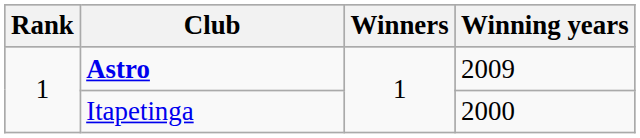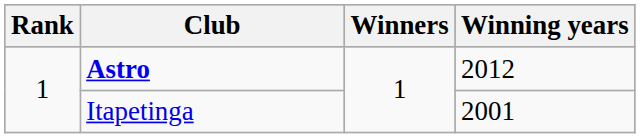(488, 68) 2009 -> (488, 68) 2012
(488, 111) 2000 -> (488, 111) 2001
